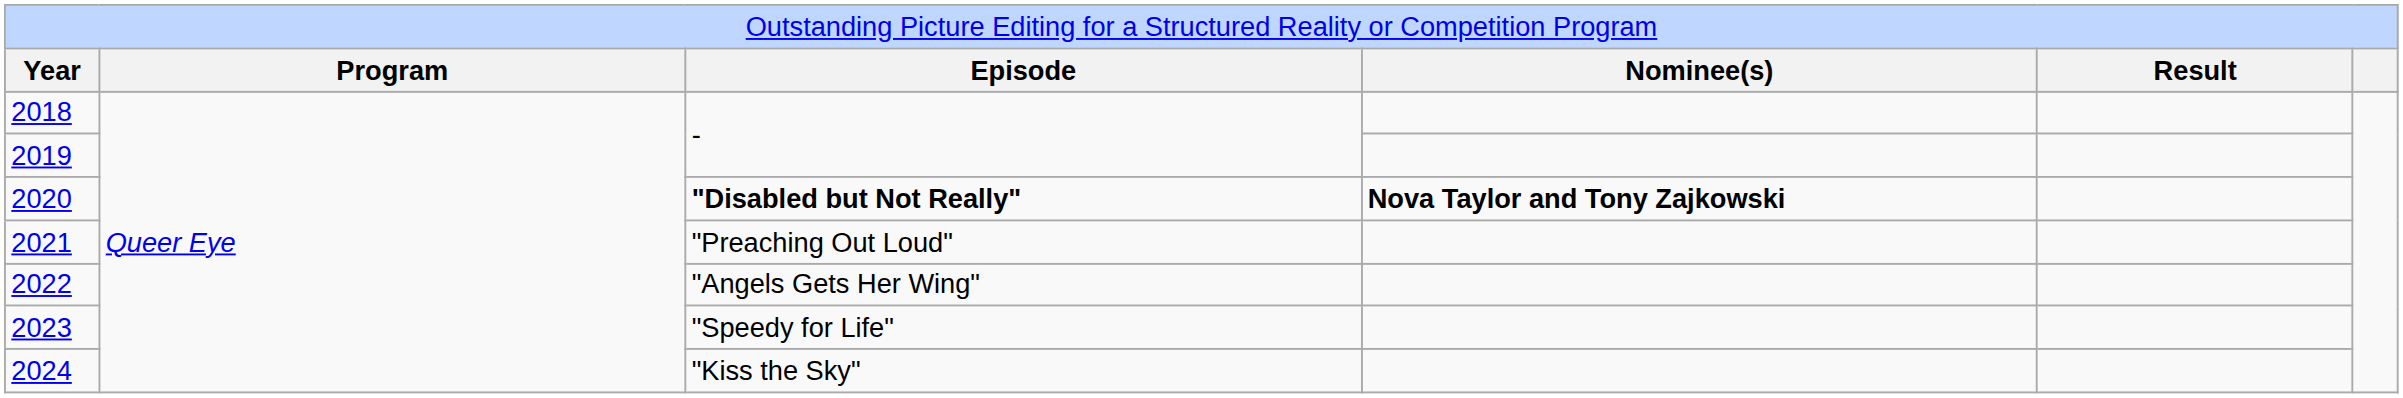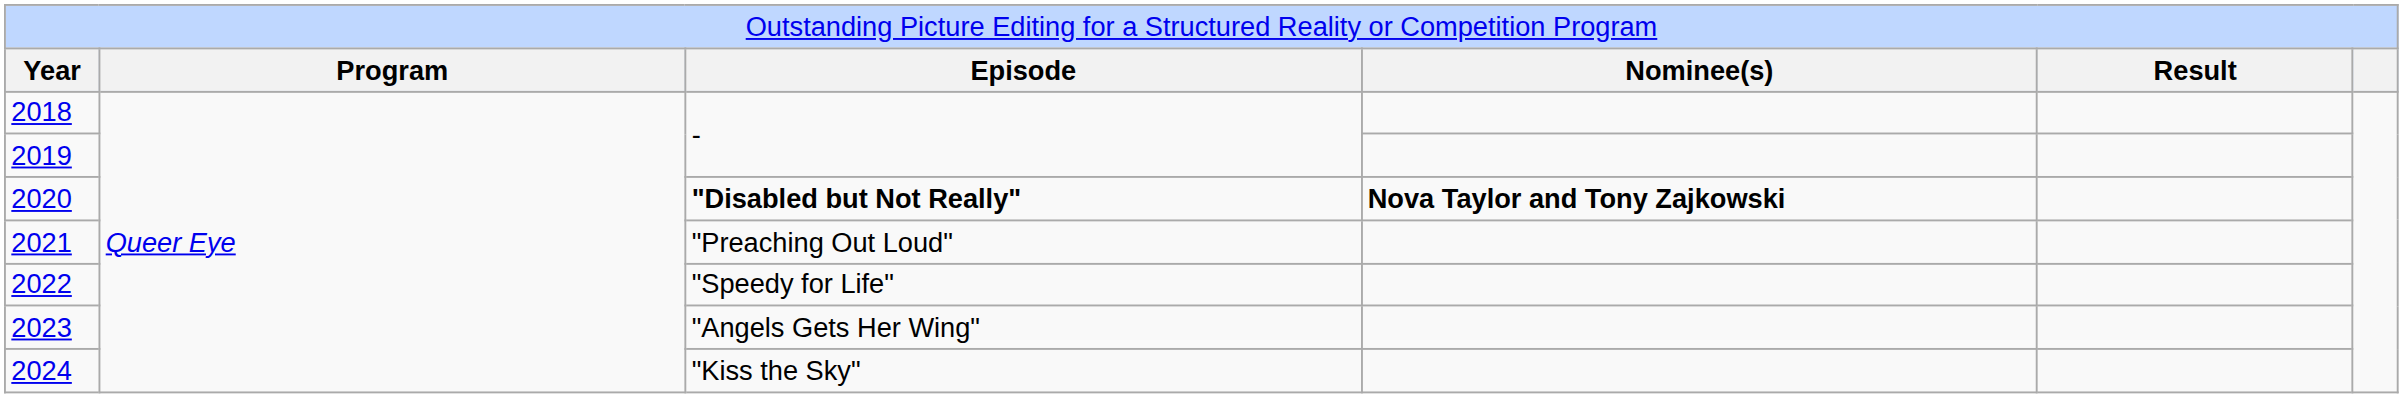(836, 285) "Angels Gets Her Wing" -> (793, 285) "Speedy for Life"
(793, 328) "Speedy for Life" -> (836, 328) "Angels Gets Her Wing"
